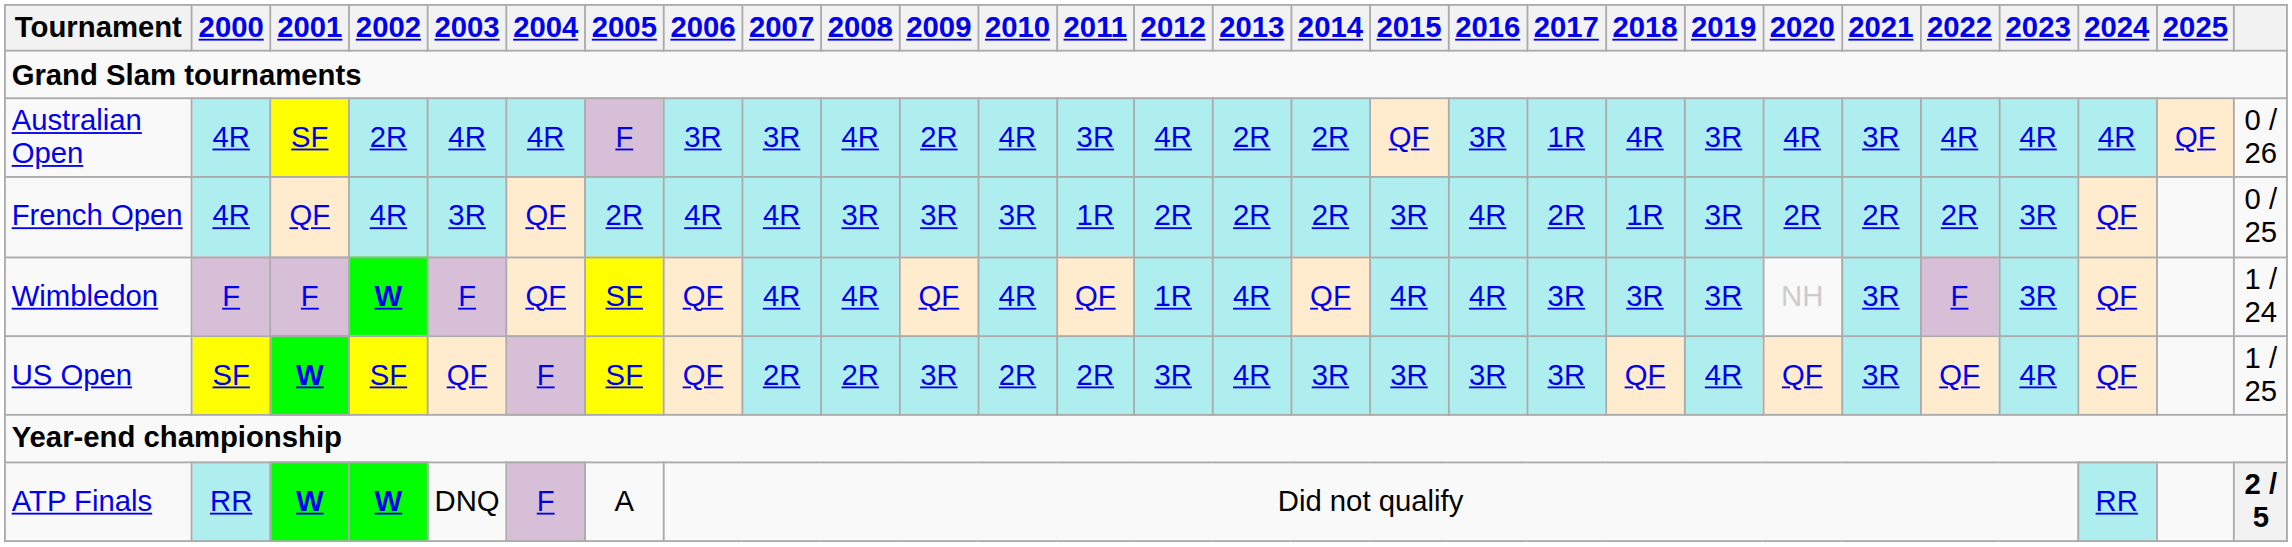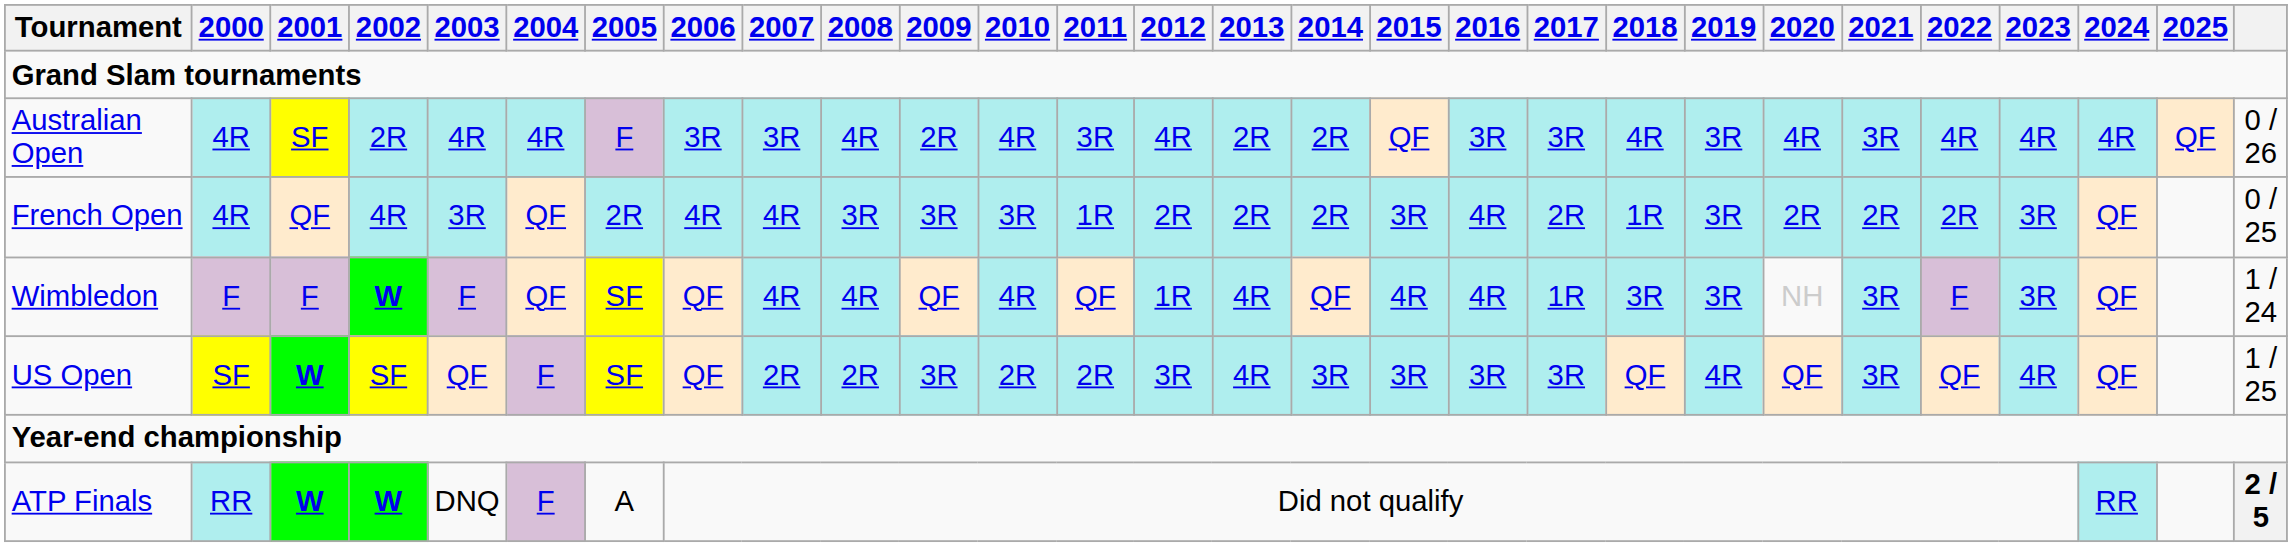(1566, 137) 1R -> (1566, 137) 3R
(1566, 295) 3R -> (1566, 295) 1R
